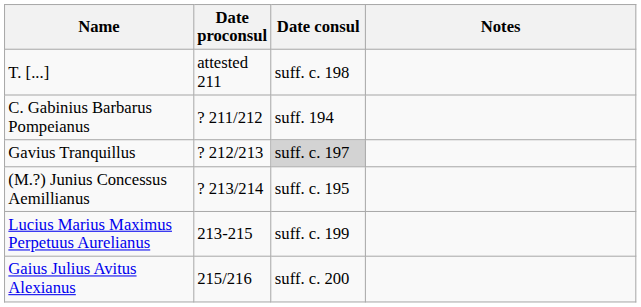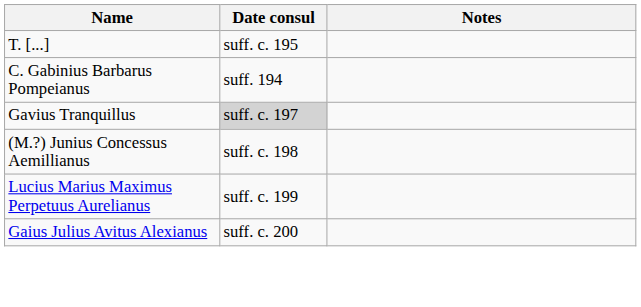- column: (232, 27)
(312, 72) suff. c. 198 -> (261, 44) suff. c. 195
(312, 188) suff. c. 195 -> (261, 151) suff. c. 198
